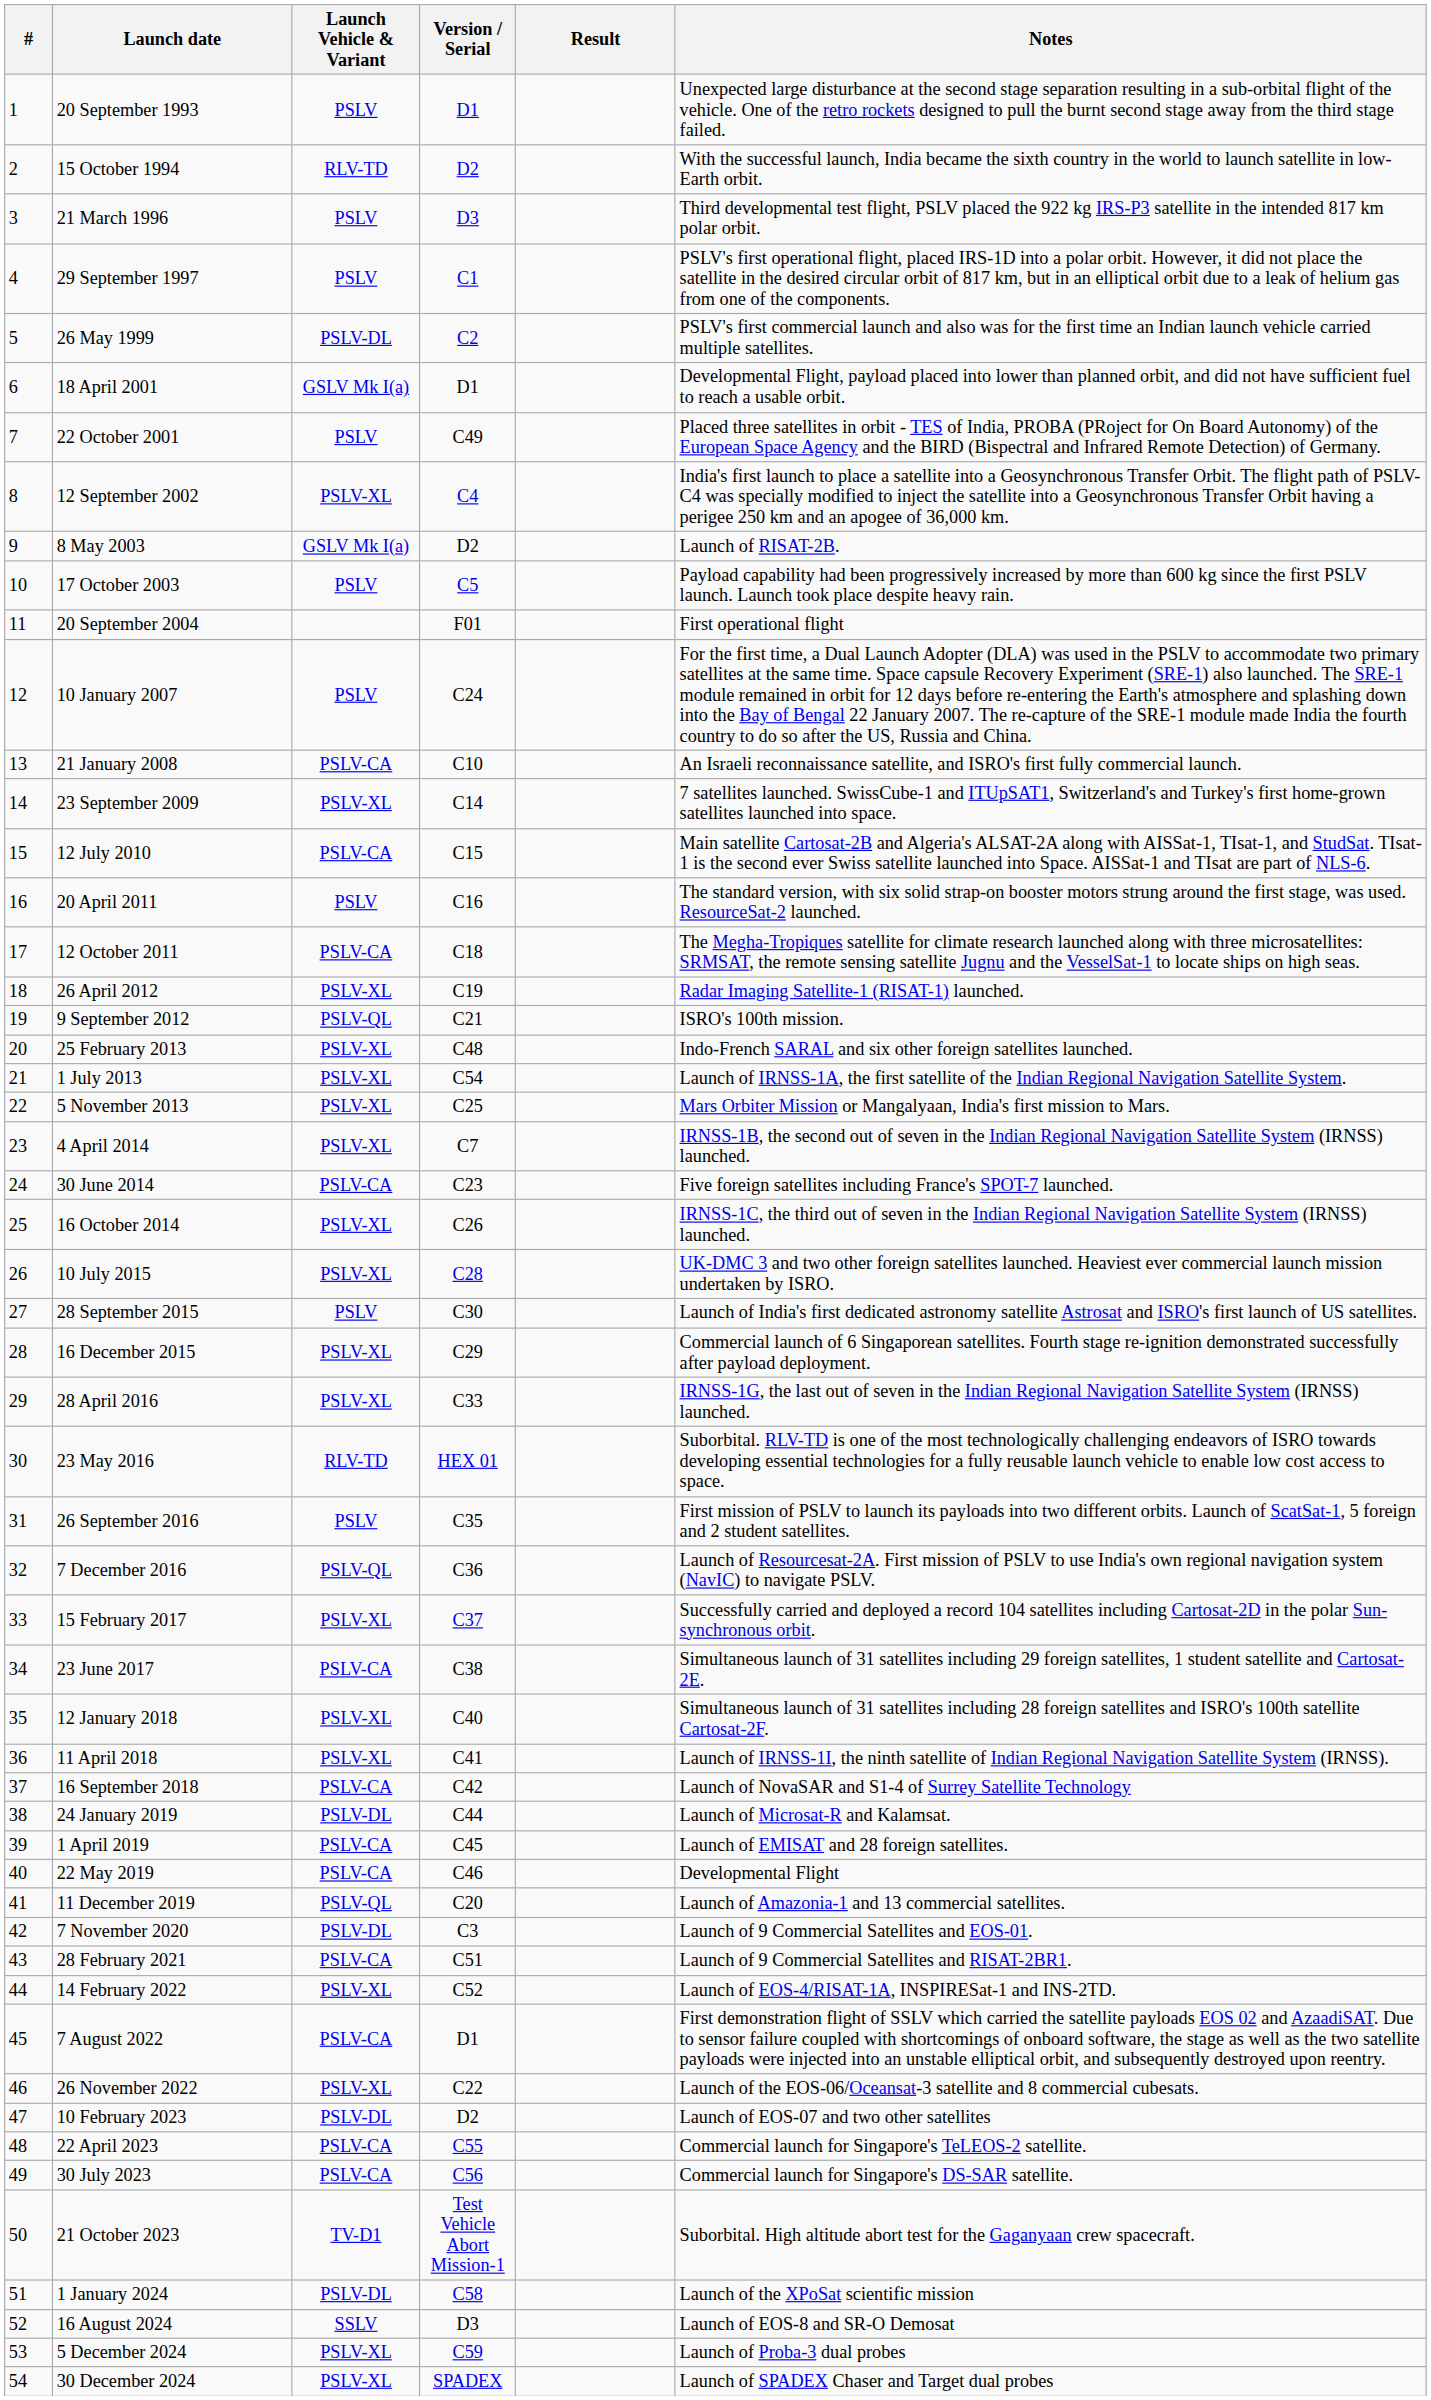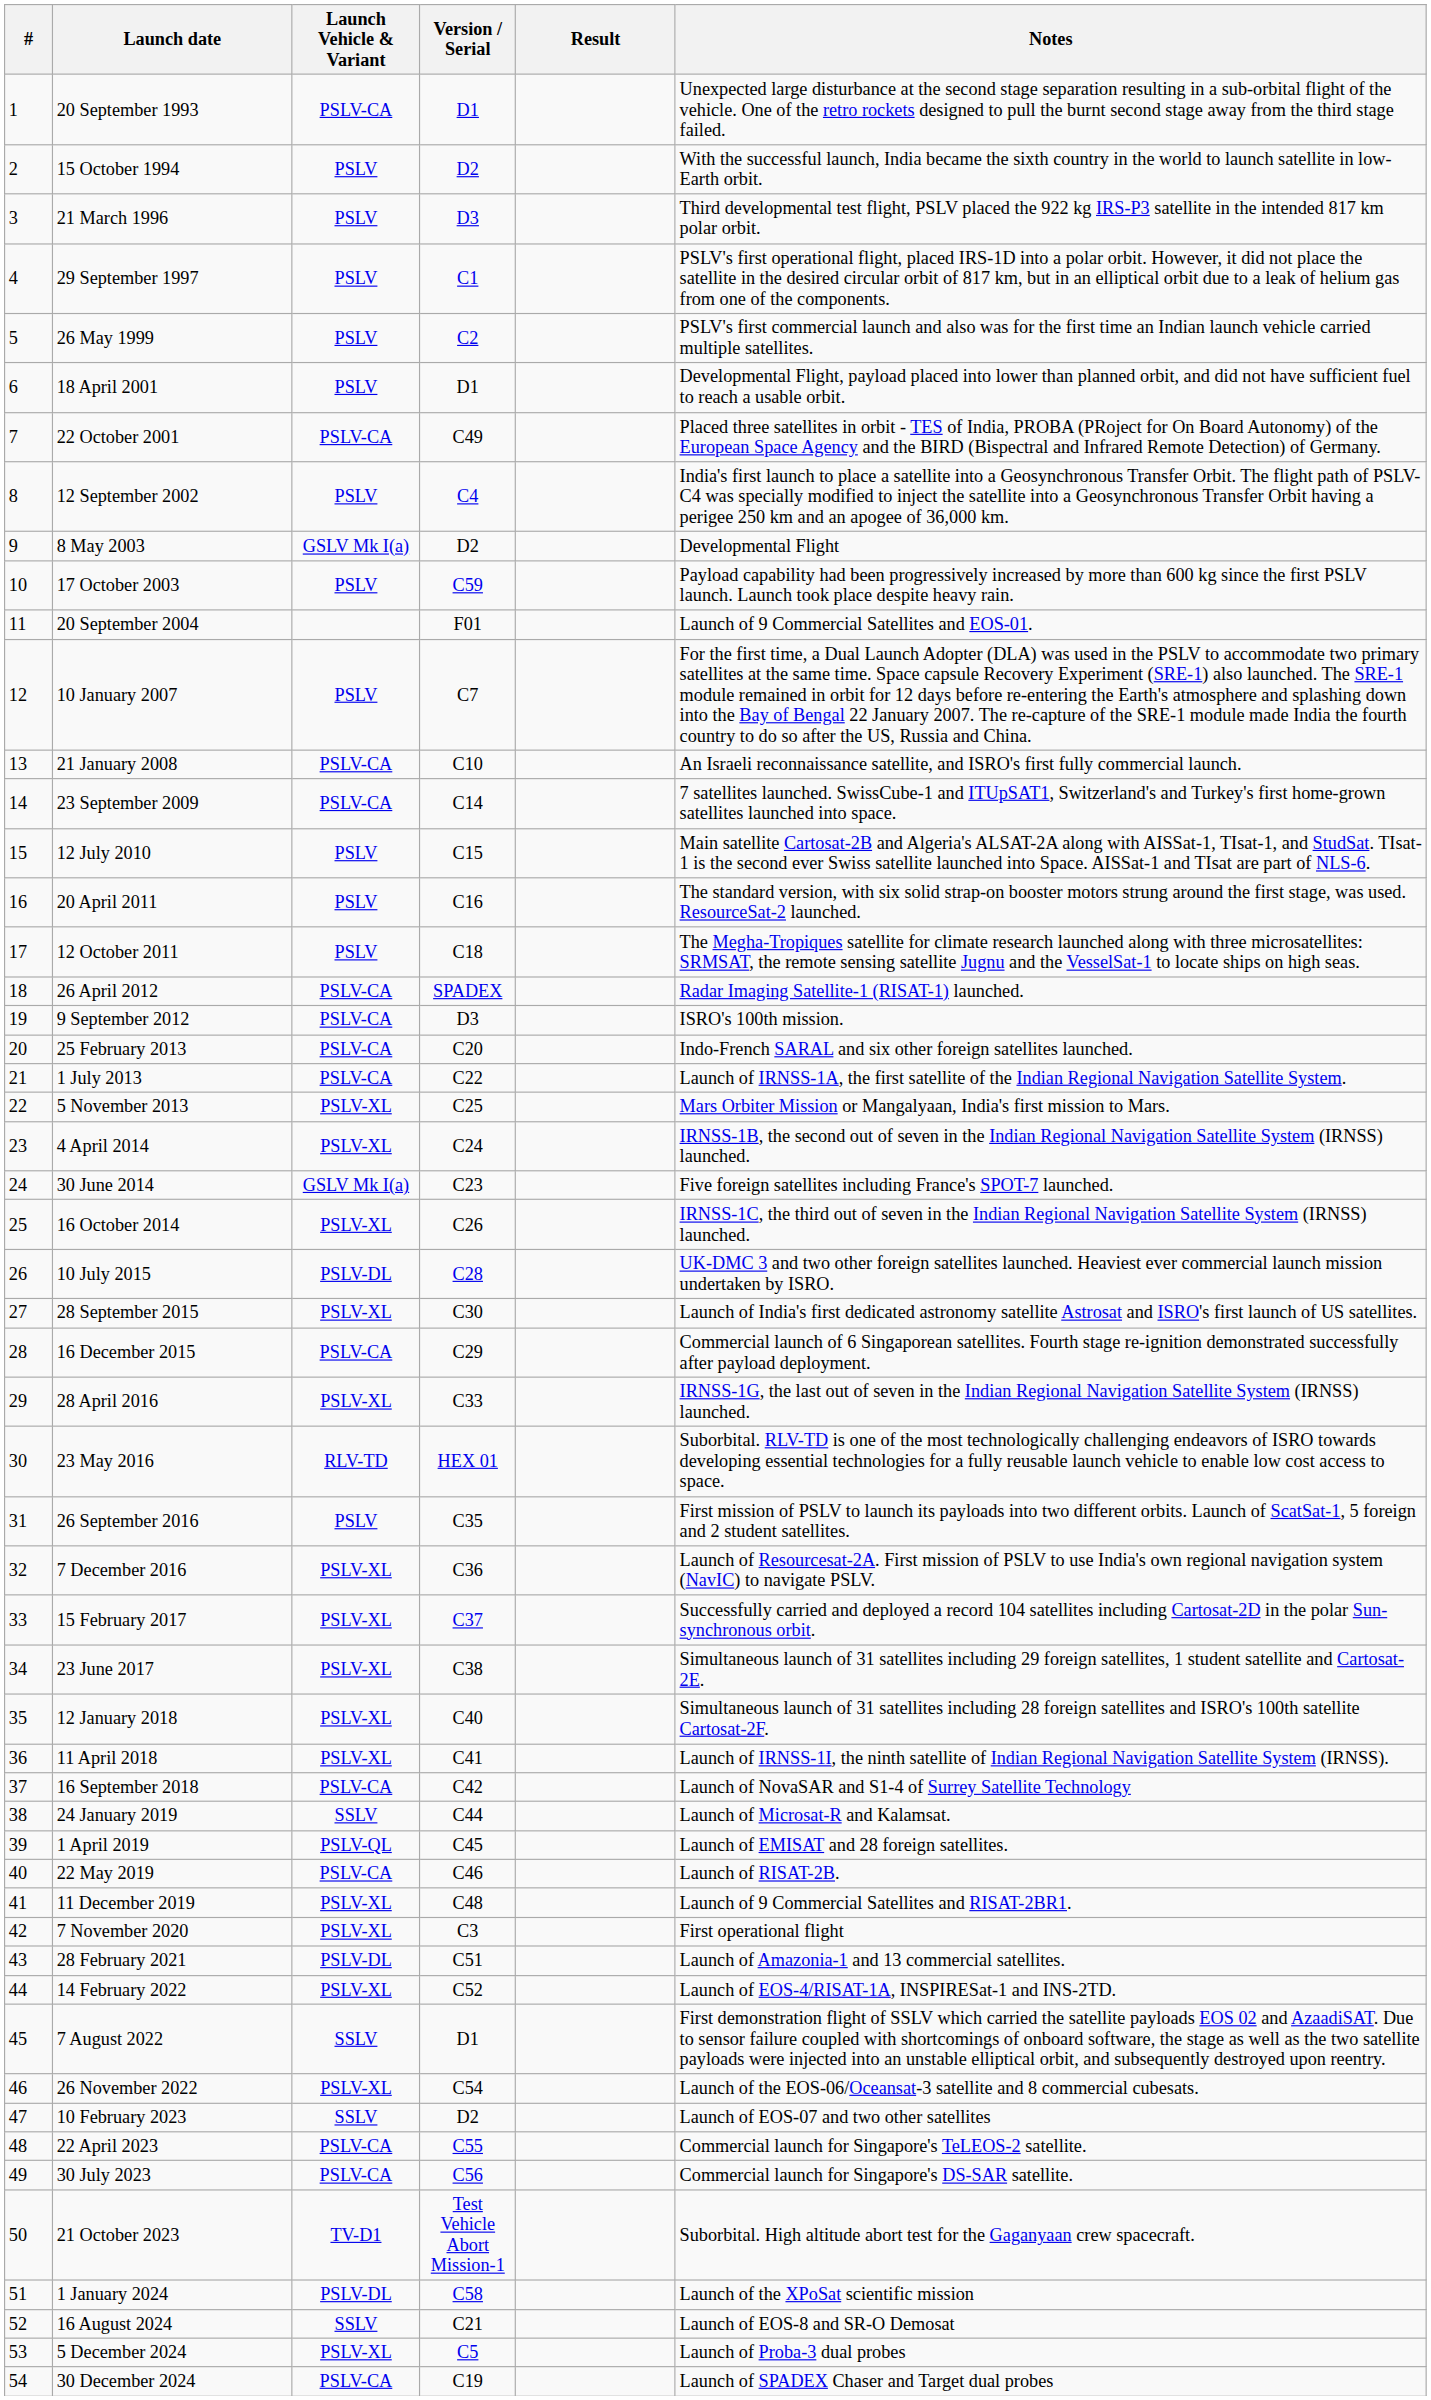(356, 109) PSLV -> (356, 109) PSLV-CA
(356, 169) RLV-TD -> (356, 169) PSLV
(356, 338) PSLV-DL -> (356, 338) PSLV
(356, 387) GSLV Mk I(a) -> (356, 387) PSLV
(356, 436) PSLV -> (356, 436) PSLV-CA
(356, 496) PSLV-XL -> (356, 496) PSLV
(760, 546) Launch of RISAT-2B. -> (759, 546) Developmental Flight
(468, 585) C5 -> (468, 585) C59
(762, 624) First operational flight -> (856, 624) Launch of 9 Commercial Satellites and EOS-01.
(468, 694) C24 -> (468, 694) C7
(356, 803) PSLV-XL -> (356, 803) PSLV-CA
(356, 853) PSLV-CA -> (356, 853) PSLV
(356, 951) PSLV-CA -> (356, 951) PSLV
(356, 991) PSLV-XL -> (356, 991) PSLV-CA
(468, 991) C19 -> (468, 991) SPADEX
(356, 1020) PSLV-QL -> (356, 1020) PSLV-CA
(468, 1020) C21 -> (468, 1020) D3
(356, 1048) PSLV-XL -> (356, 1048) PSLV-CA
(468, 1048) C48 -> (468, 1048) C20
(356, 1077) PSLV-XL -> (356, 1077) PSLV-CA
(468, 1077) C54 -> (468, 1077) C22
(468, 1145) C7 -> (468, 1145) C24
(356, 1185) PSLV-CA -> (356, 1185) GSLV Mk I(a)
(356, 1273) PSLV-XL -> (356, 1273) PSLV-DL
(356, 1313) PSLV -> (356, 1313) PSLV-XL
(356, 1352) PSLV-XL -> (356, 1352) PSLV-CA
(356, 1570) PSLV-QL -> (356, 1570) PSLV-XL
(356, 1669) PSLV-CA -> (356, 1669) PSLV-XL
(356, 1815) PSLV-DL -> (356, 1815) SSLV
(356, 1844) PSLV-CA -> (356, 1844) PSLV-QL
(759, 1873) Developmental Flight -> (760, 1873) Launch of RISAT-2B.
(356, 1902) PSLV-QL -> (356, 1902) PSLV-XL
(468, 1902) C20 -> (468, 1902) C48
(872, 1902) Launch of Amazonia-1 and 13 commercial satellites. -> (876, 1902) Launch of 9 Commercial Satellites and RISAT-2BR1.
(356, 1931) PSLV-DL -> (356, 1931) PSLV-XL
(856, 1931) Launch of 9 Commercial Satellites and EOS-01. -> (762, 1931) First operational flight
(356, 1960) PSLV-CA -> (356, 1960) PSLV-DL
(876, 1960) Launch of 9 Commercial Satellites and RISAT-2BR1. -> (872, 1960) Launch of Amazonia-1 and 13 commercial satellites.
(356, 2038) PSLV-CA -> (356, 2038) SSLV
(468, 2088) C22 -> (468, 2088) C54
(356, 2117) PSLV-DL -> (356, 2117) SSLV
(468, 2323) D3 -> (468, 2323) C21
(468, 2352) C59 -> (468, 2352) C5
(356, 2381) PSLV-XL -> (356, 2381) PSLV-CA
(468, 2381) SPADEX -> (468, 2381) C19
